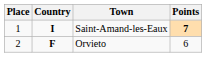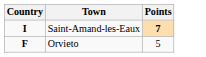- column: (18, 12)
(186, 44) 6 -> (158, 44) 5
